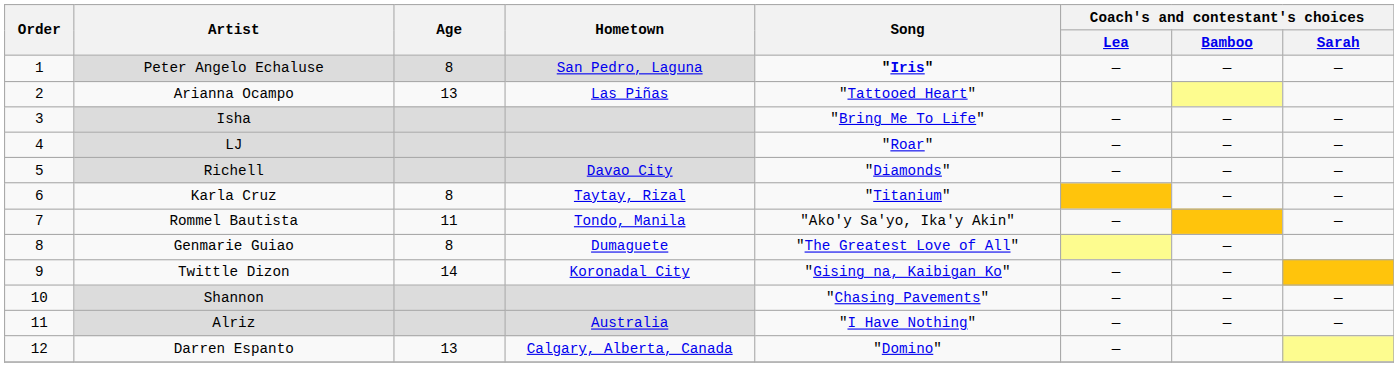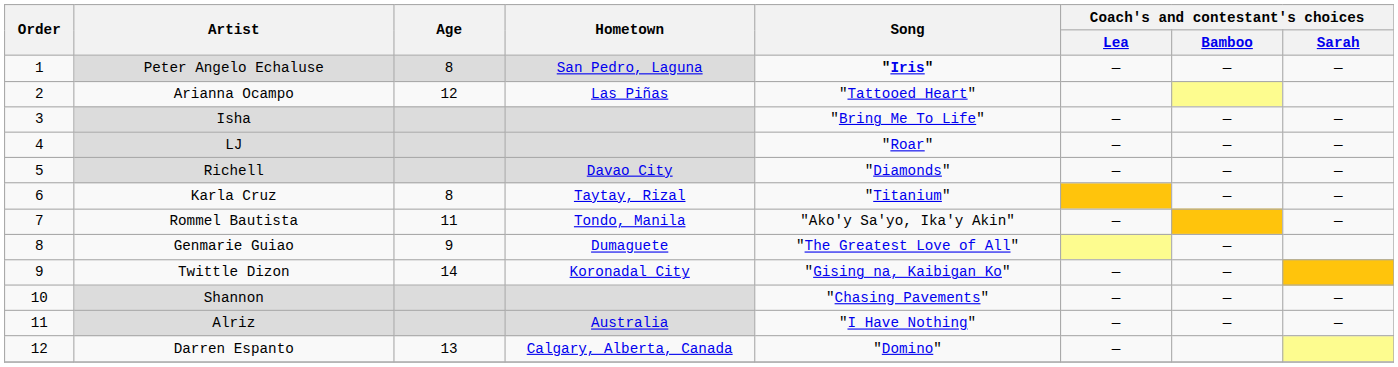(449, 94) 13 -> (449, 94) 12
(449, 247) 8 -> (449, 247) 9
